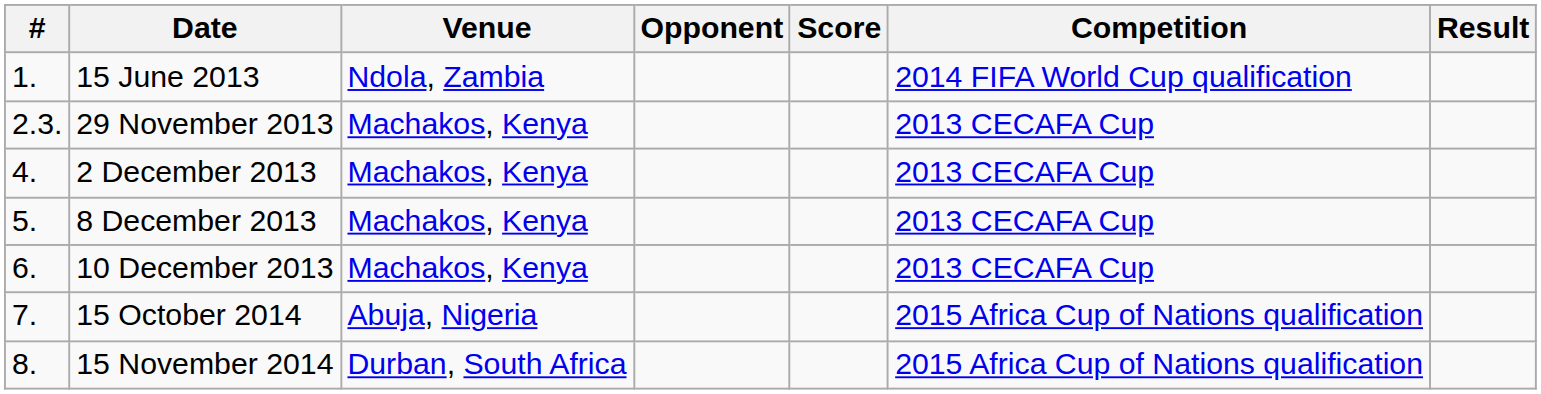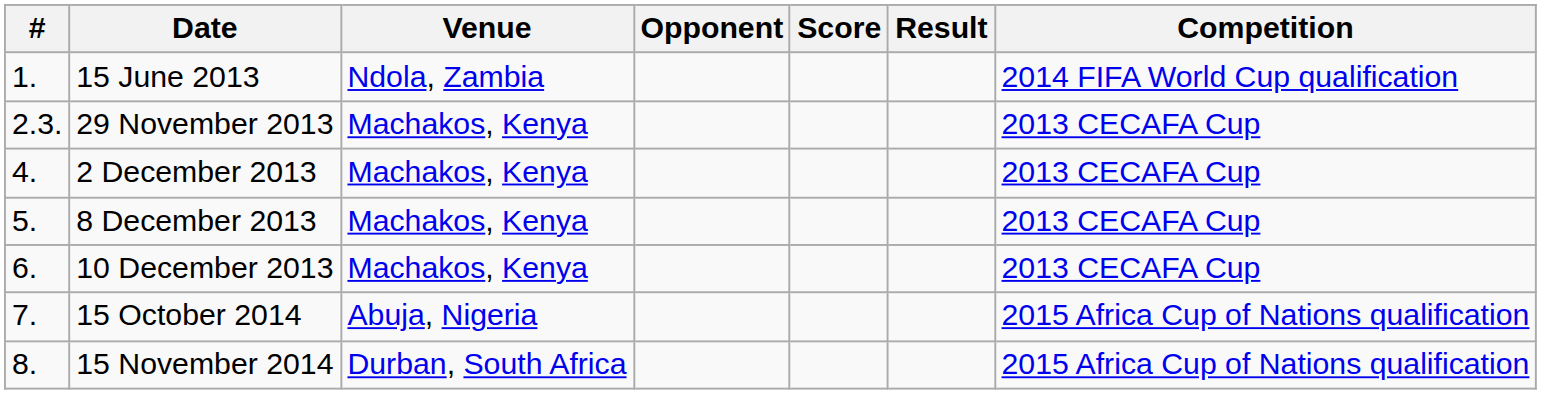columns swapped: (1483, 28) <-> (1159, 28)
